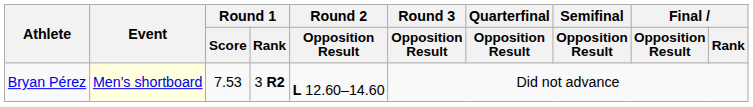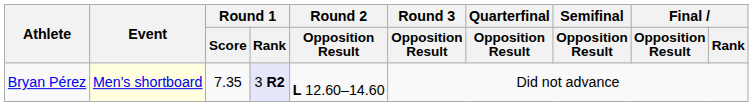(228, 83) 7.53 -> (228, 83) 7.35
(270, 83) no background -> (270, 83) lavender background
